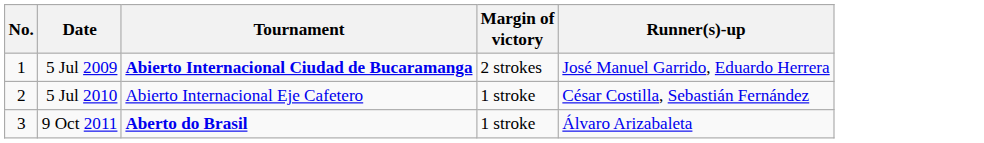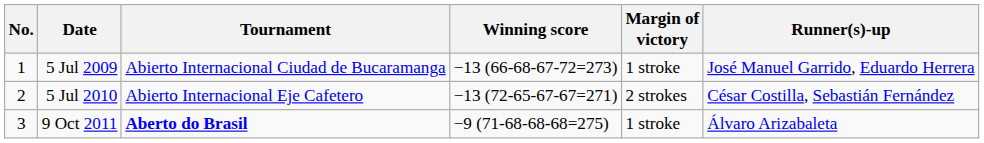+ column: (536, 29)
(299, 67) bold -> (286, 67) normal
(511, 67) 2 strokes -> (653, 67) 1 stroke
(508, 95) 1 stroke -> (656, 95) 2 strokes
